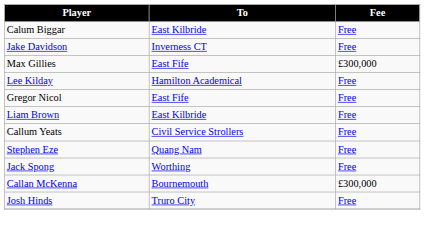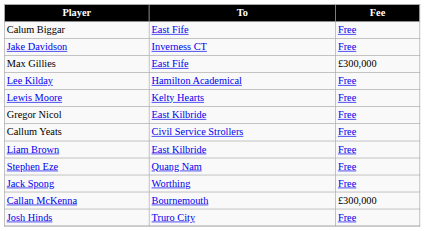(179, 30) East Kilbride -> (170, 30) East Fife
+ row: (34, 98)
(170, 98) East Fife -> (179, 115) East Kilbride
rows swapped: (34, 132) <-> (33, 115)
